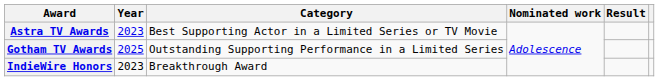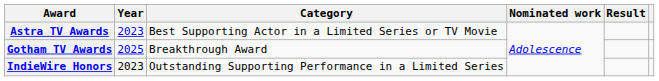(326, 49) Outstanding Supporting Performance in a Limited Series -> (208, 49) Breakthrough Award
(208, 67) Breakthrough Award -> (326, 67) Outstanding Supporting Performance in a Limited Series
